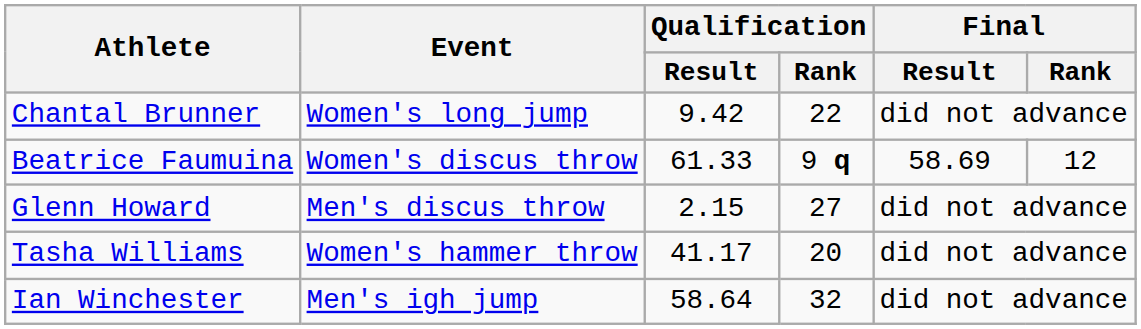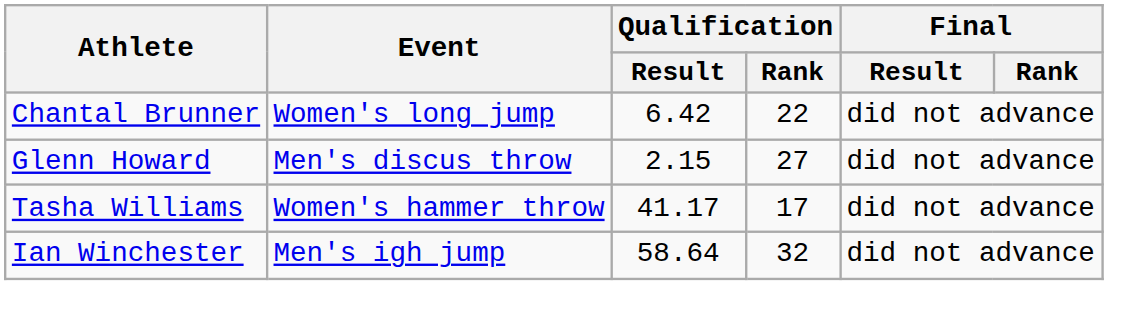(711, 116) 9.42 -> (678, 116) 6.42
- row: (153, 162)
(826, 255) 20 -> (792, 208) 17
